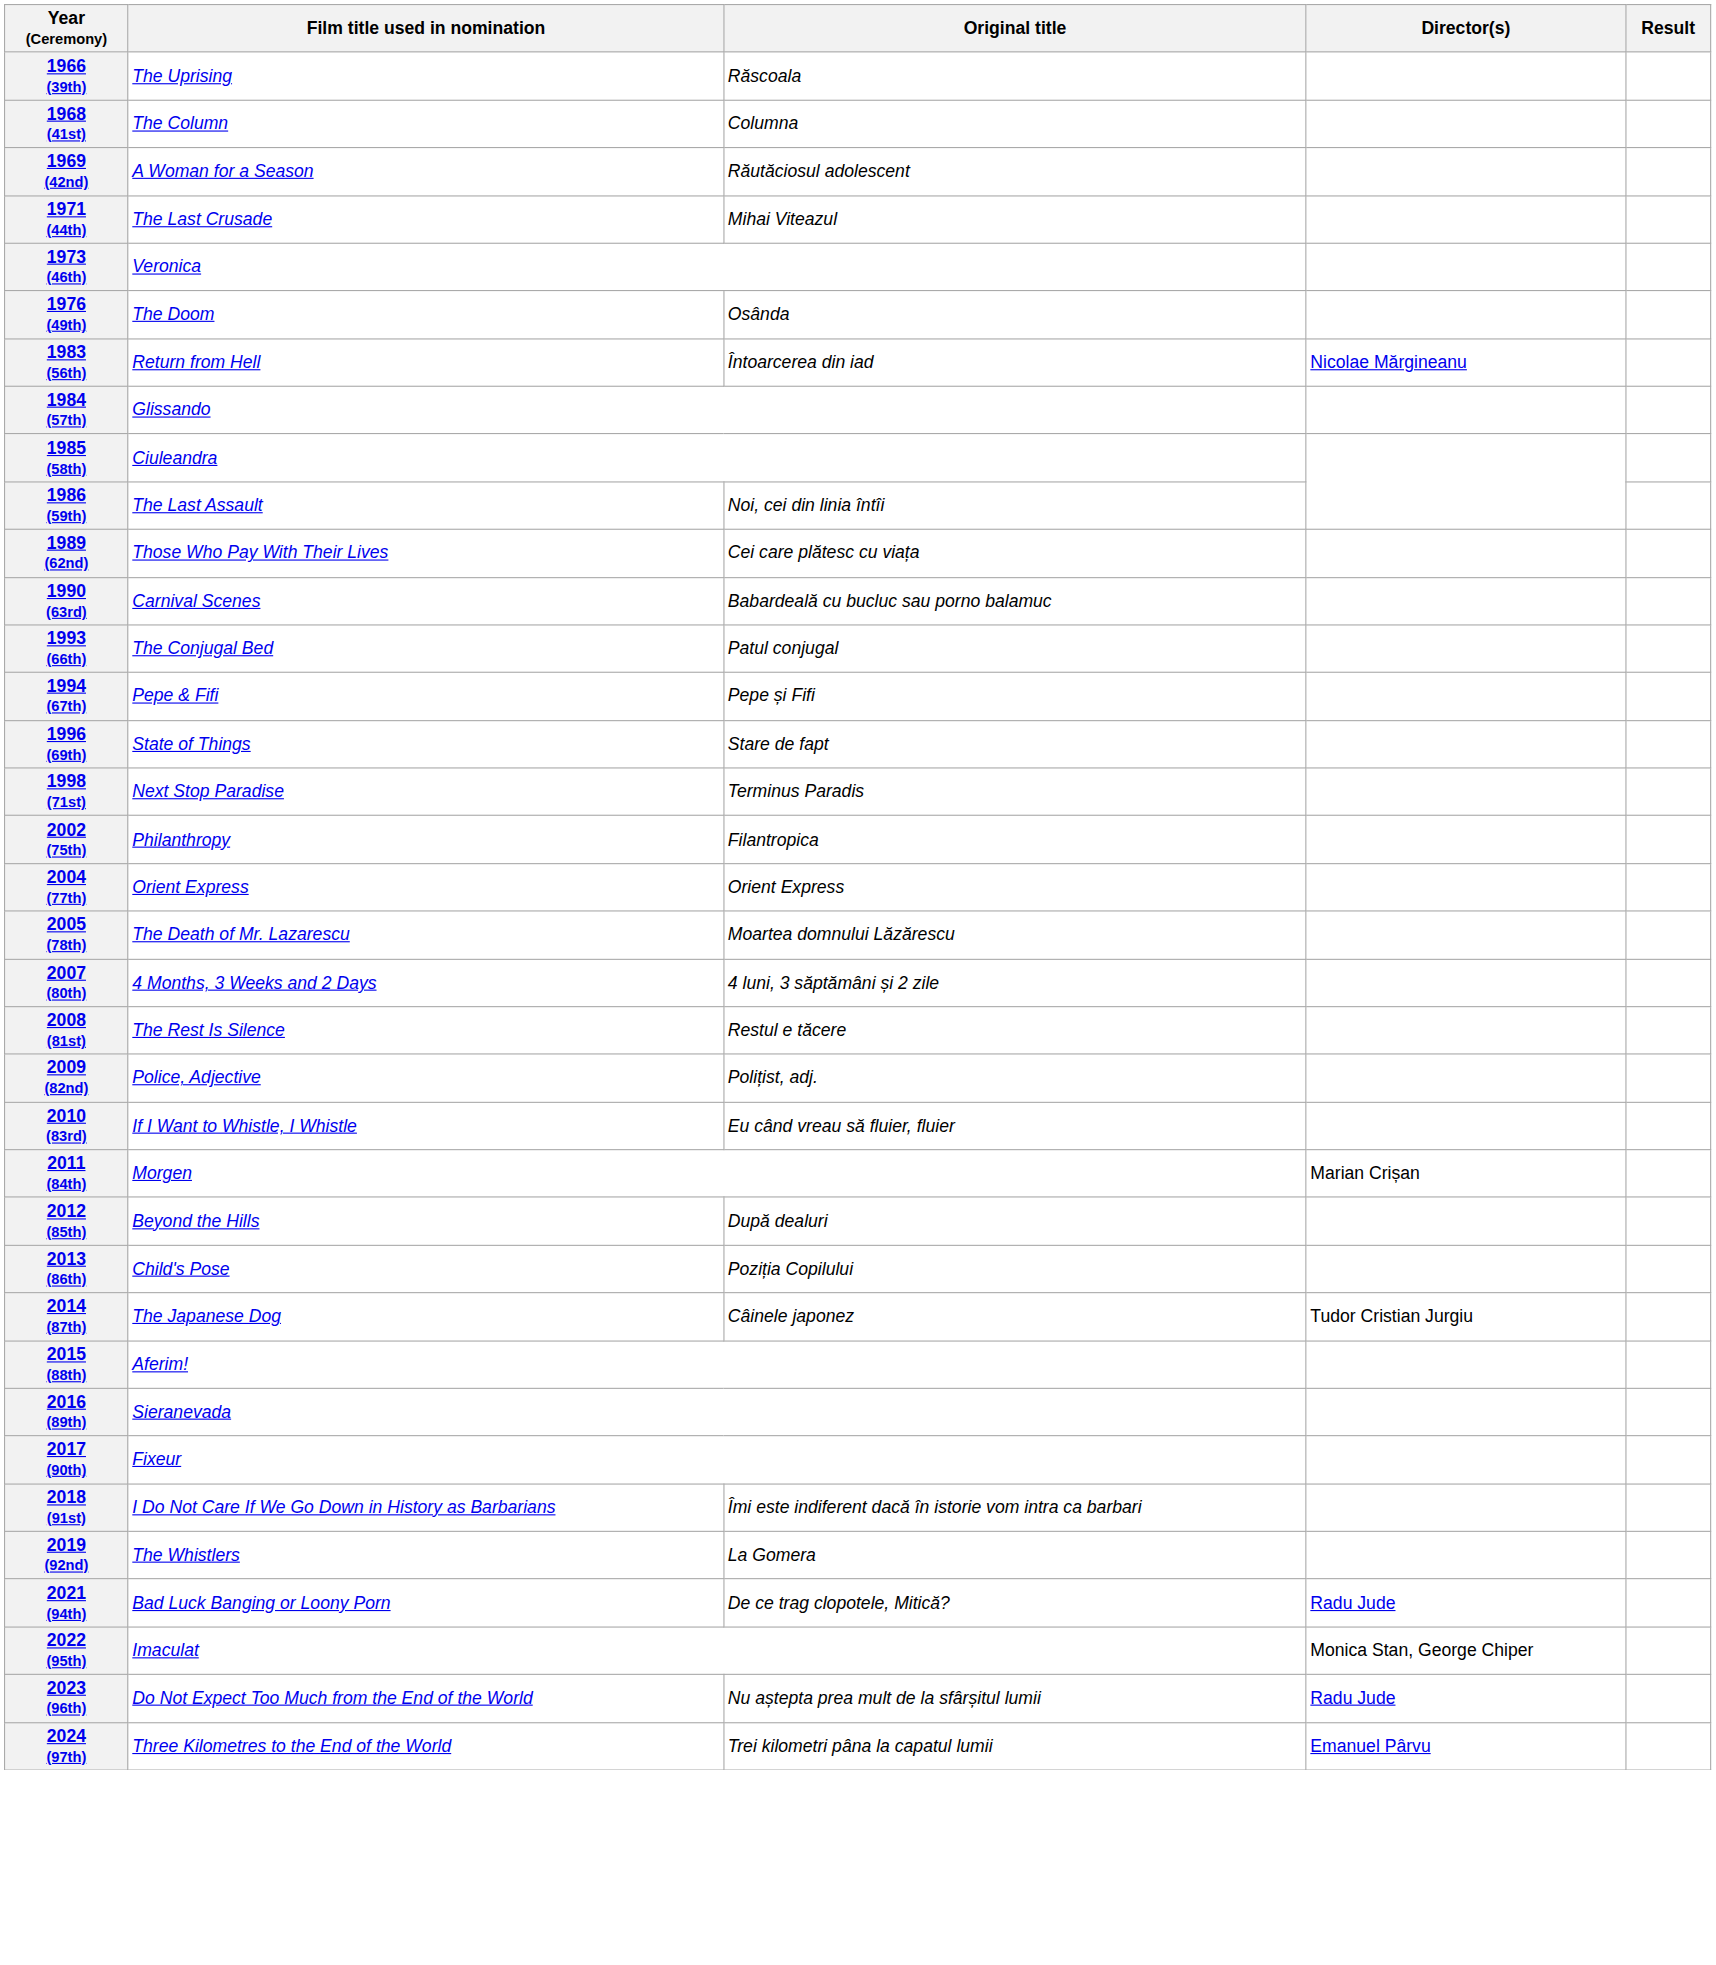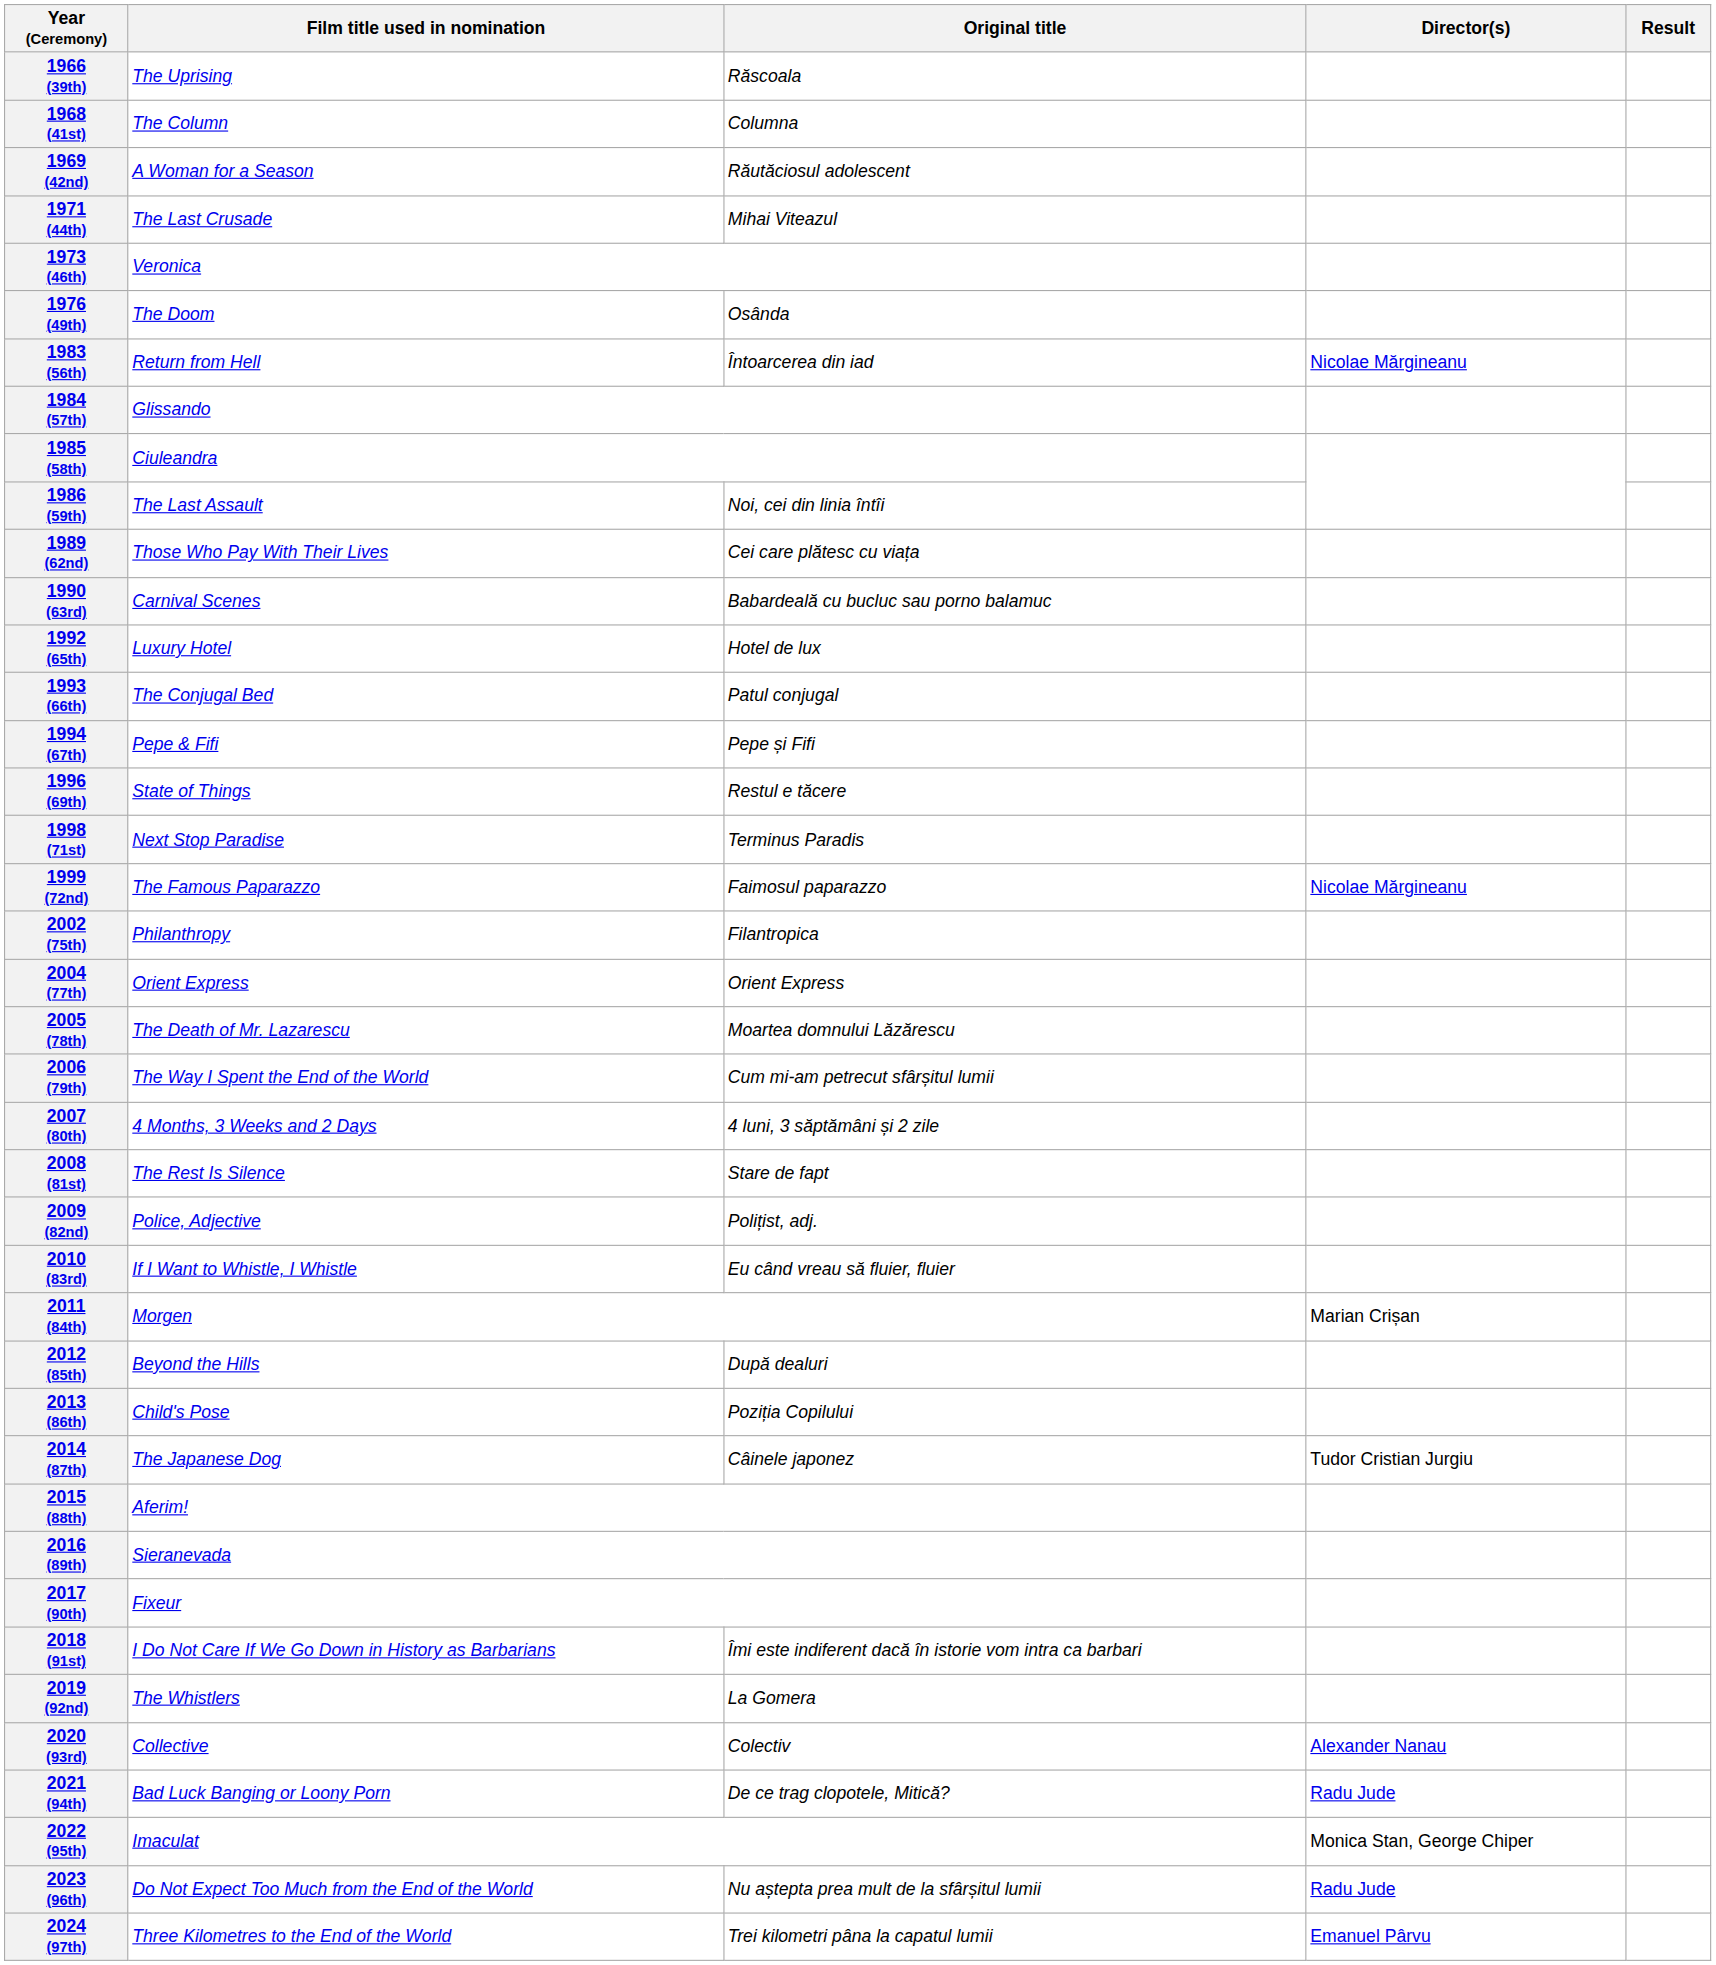+ row: (66, 648)
(778, 744) Stare de fapt -> (787, 791) Restul e tăcere
+ row: (66, 887)
+ row: (66, 1078)
(787, 1030) Restul e tăcere -> (778, 1173) Stare de fapt
+ row: (66, 1746)
